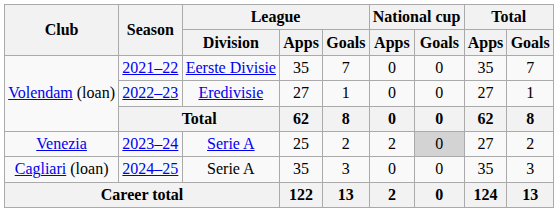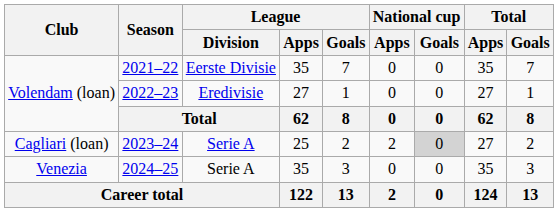(62, 144) Venezia -> (62, 144) Cagliari (loan)
(62, 169) Cagliari (loan) -> (62, 169) Venezia
